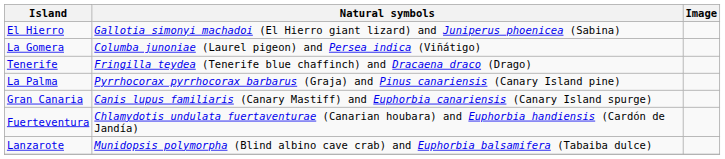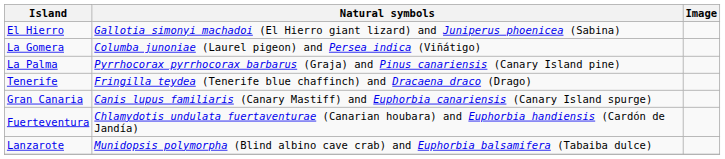rows swapped: (32, 82) <-> (32, 64)
